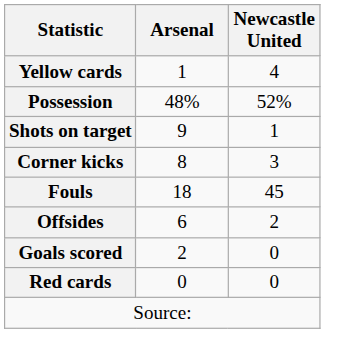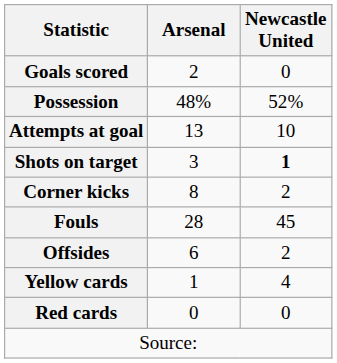rows swapped: (70, 252) <-> (70, 71)
+ row: (76, 131)
(182, 131) 9 -> (194, 161) 3
(274, 131) normal -> (286, 161) bold
(274, 161) 3 -> (286, 191) 2
(182, 191) 18 -> (194, 222) 28
